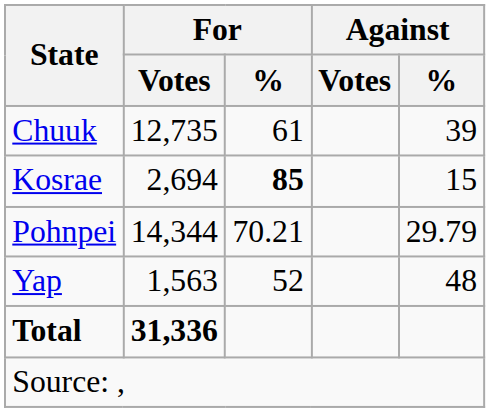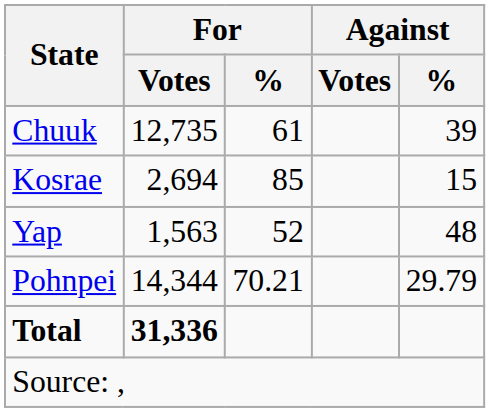(288, 180) bold -> (288, 180) normal
rows swapped: (64, 230) <-> (37, 280)
